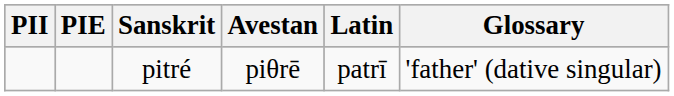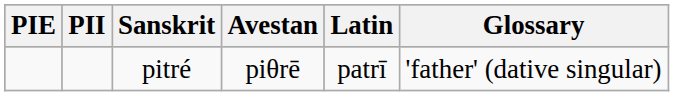columns swapped: (83, 25) <-> (30, 25)
